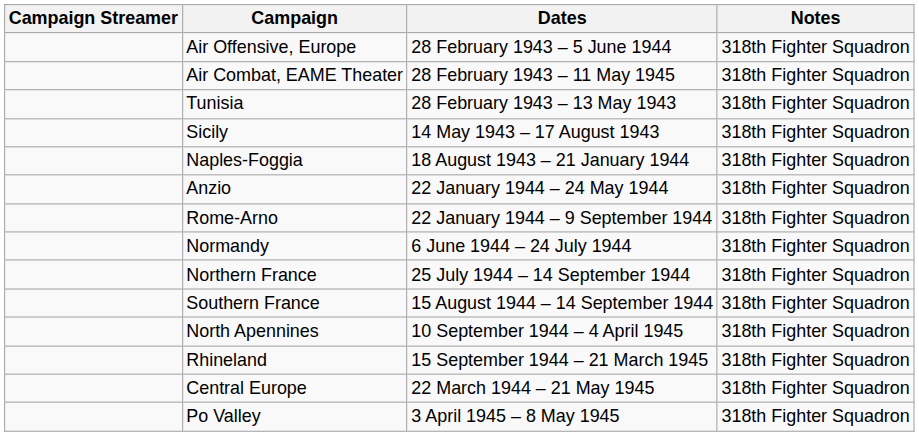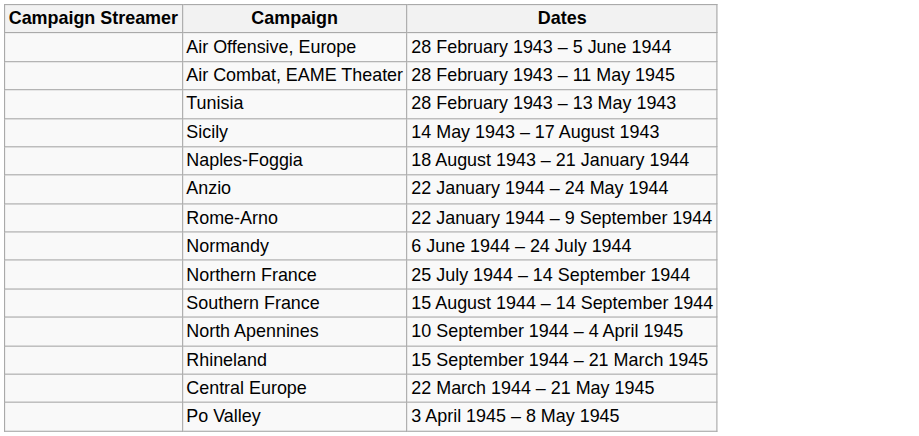- column: (816, 18)
